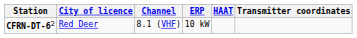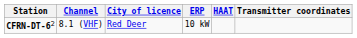columns swapped: (96, 11) <-> (159, 11)
